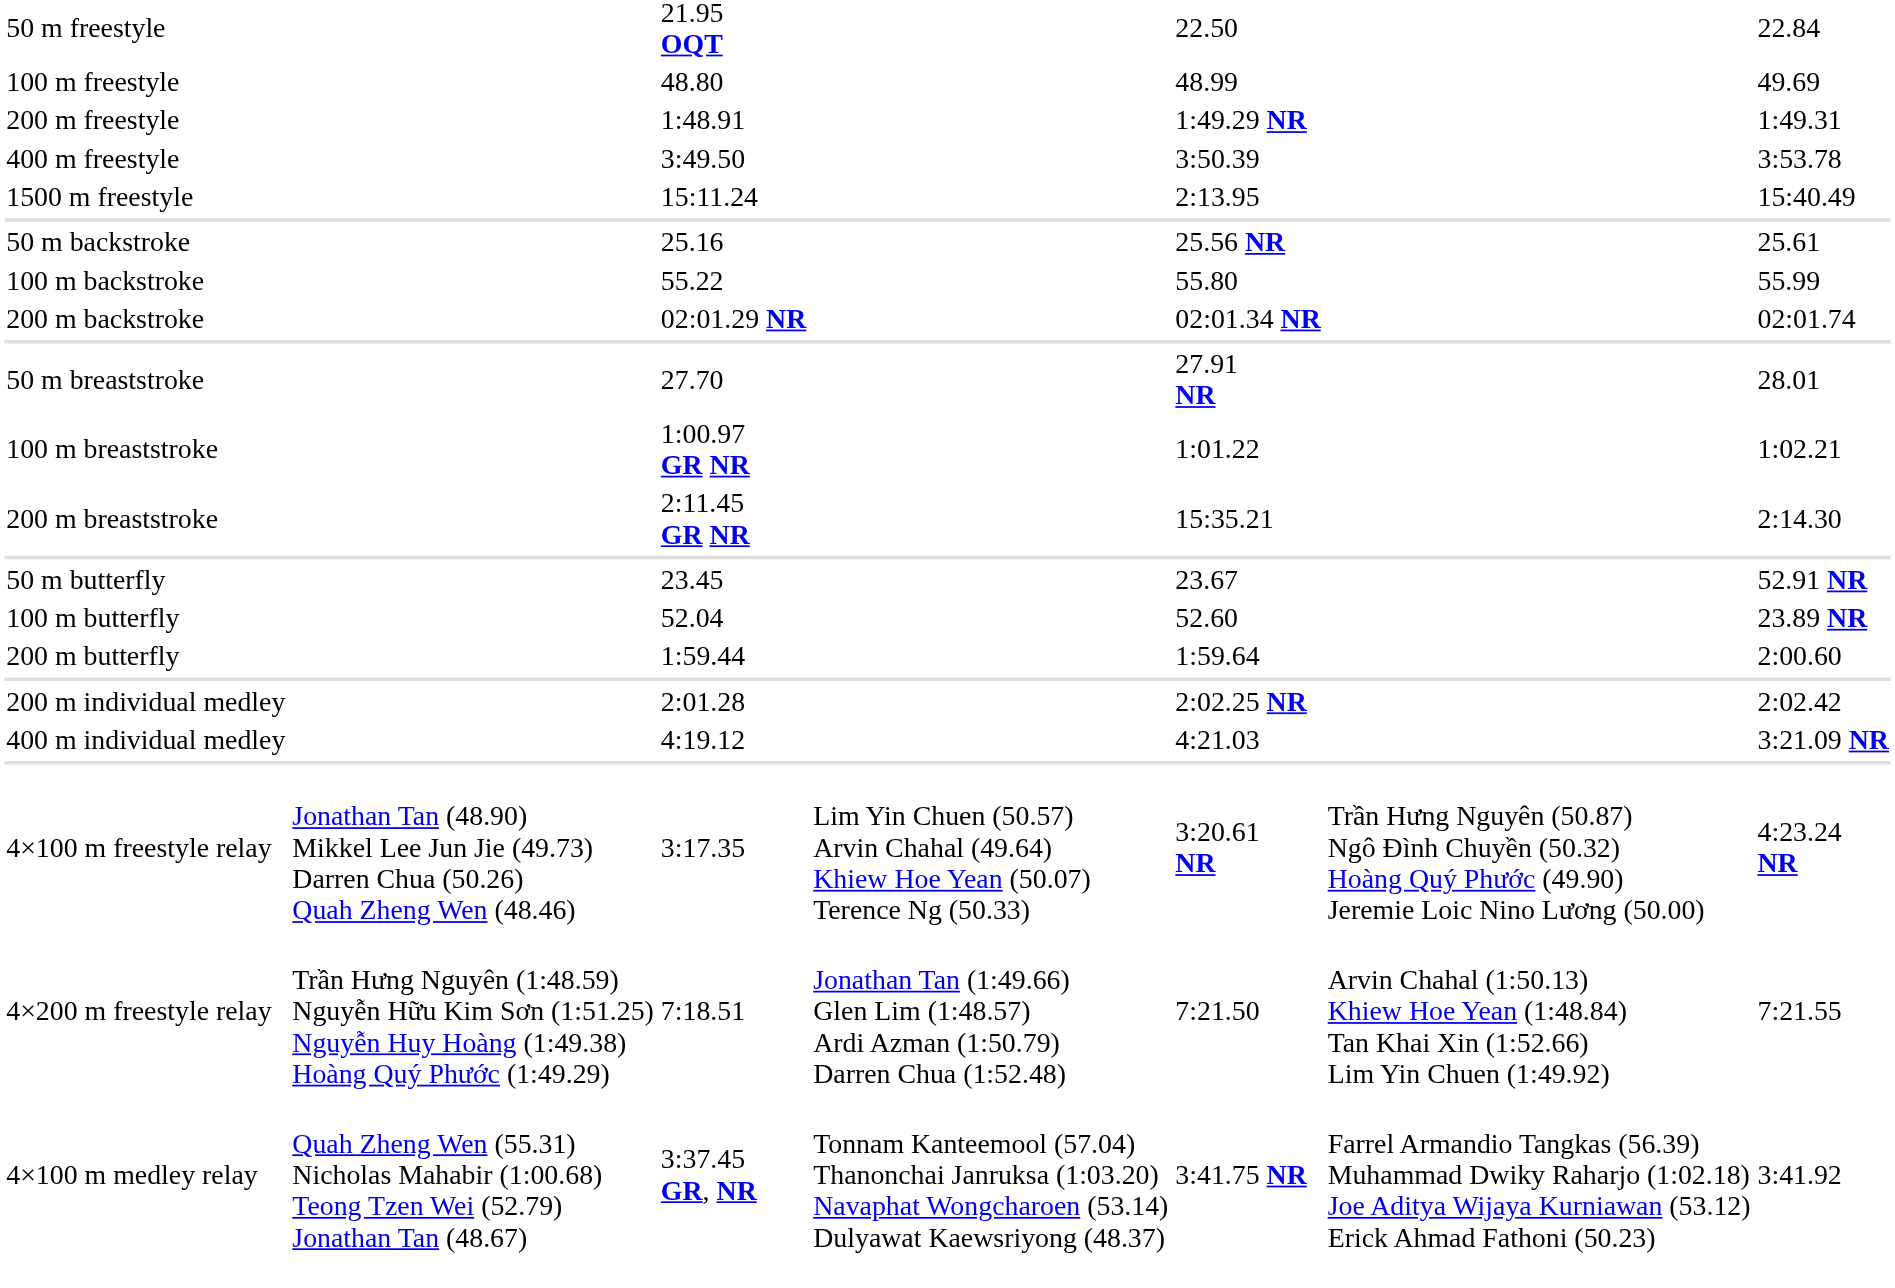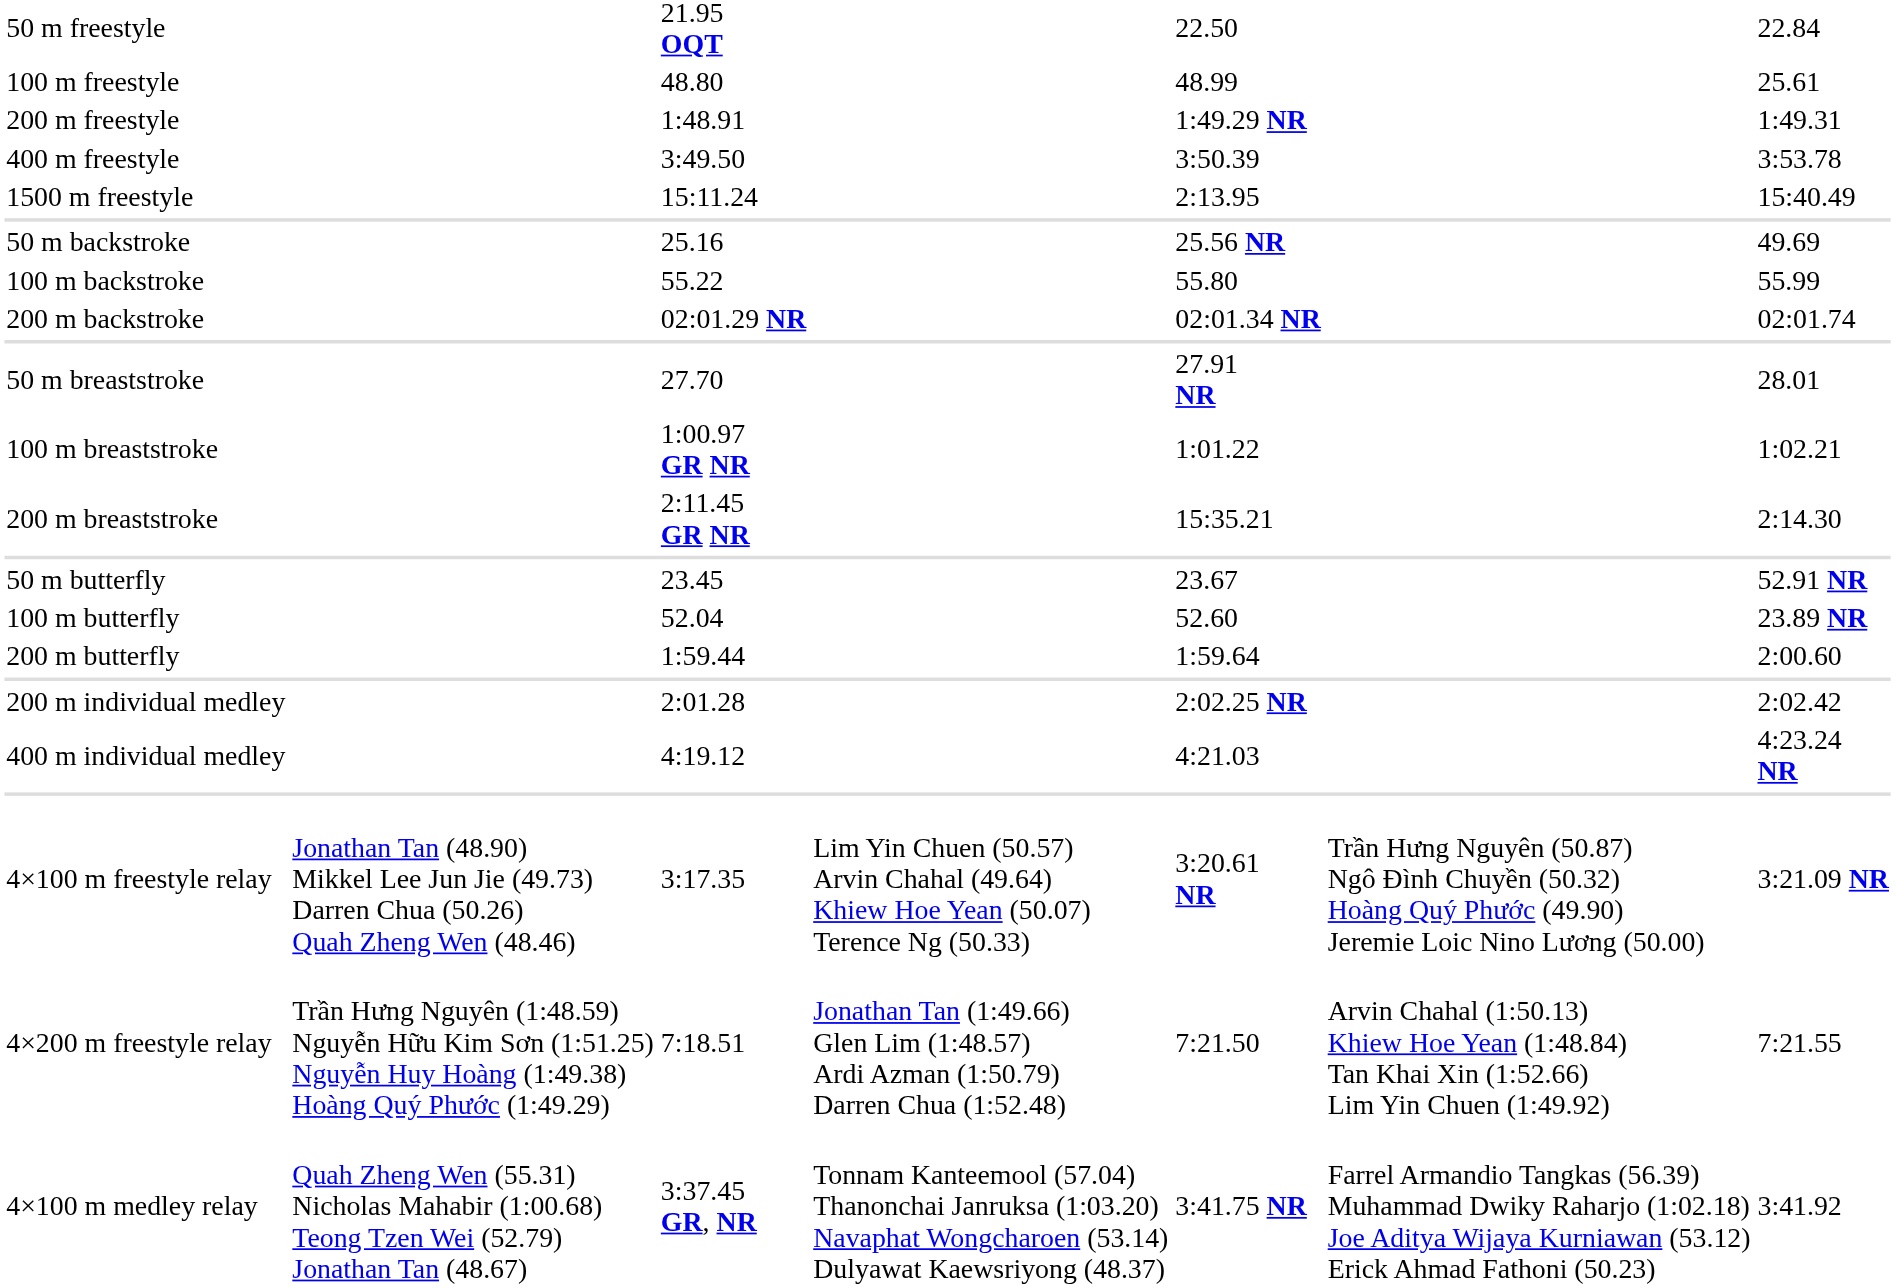(1789, 82) 49.69 -> (1789, 82) 25.61
(1789, 242) 25.61 -> (1789, 242) 49.69
(1823, 739) 3:21.09 NR -> (1800, 755) 4:23.24 NR
(1800, 847) 4:23.24 NR -> (1823, 879) 3:21.09 NR
